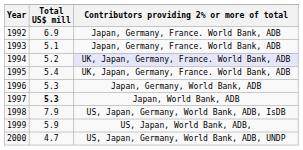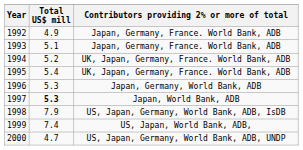(51, 33) 6.9 -> (51, 33) 4.9
(186, 60) lavender background -> (186, 60) no background
(51, 125) 5.9 -> (51, 125) 7.4
